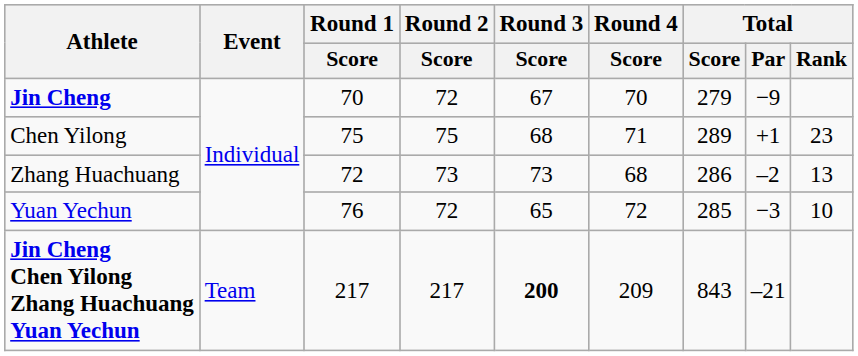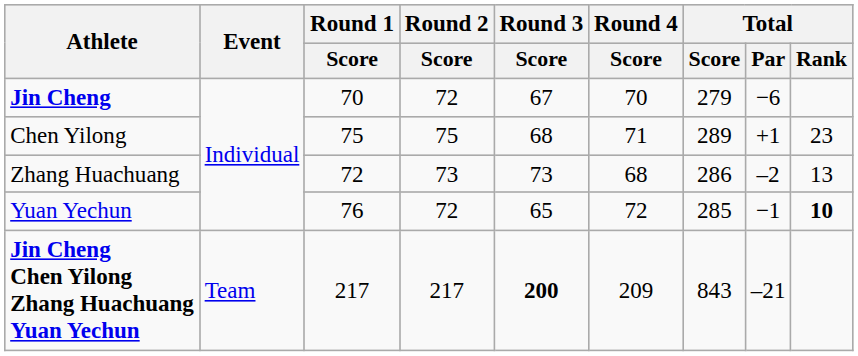(768, 97) −9 -> (768, 97) −6
(768, 211) −3 -> (768, 211) −1
(821, 211) normal -> (821, 211) bold
